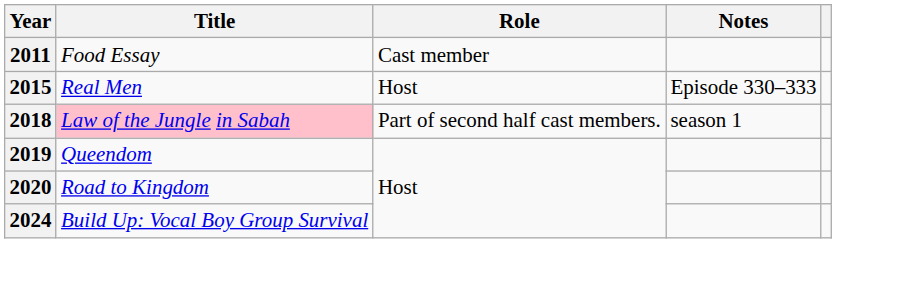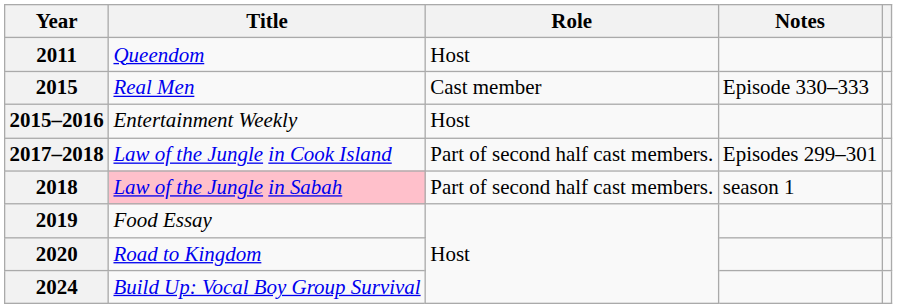(110, 54) Food Essay -> (159, 54) Queendom
(433, 54) Cast member -> (450, 54) Host
(398, 87) Host -> (486, 87) Cast member
+ row: (57, 120)
+ row: (57, 154)
(106, 154) Queendom -> (163, 220) Food Essay
